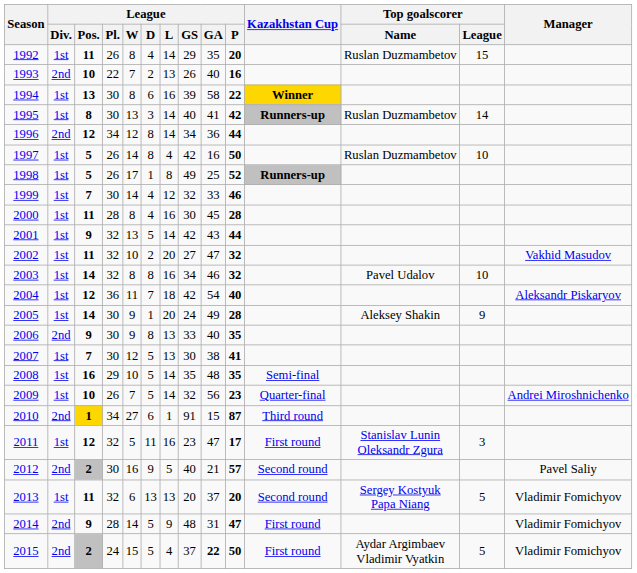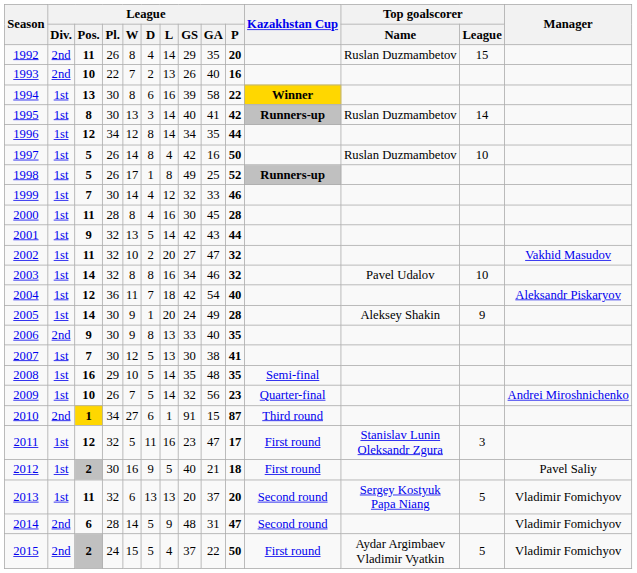(61, 54) 1st -> (61, 54) 2nd
(61, 134) 2nd -> (61, 134) 1st
(213, 134) 36 -> (213, 134) 35
(61, 469) 2nd -> (61, 469) 1st
(235, 469) 57 -> (235, 469) 18
(293, 469) Second round -> (293, 469) First round
(89, 524) 9 -> (89, 524) 6
(293, 524) First round -> (293, 524) Second round
(213, 551) bold -> (213, 551) normal
